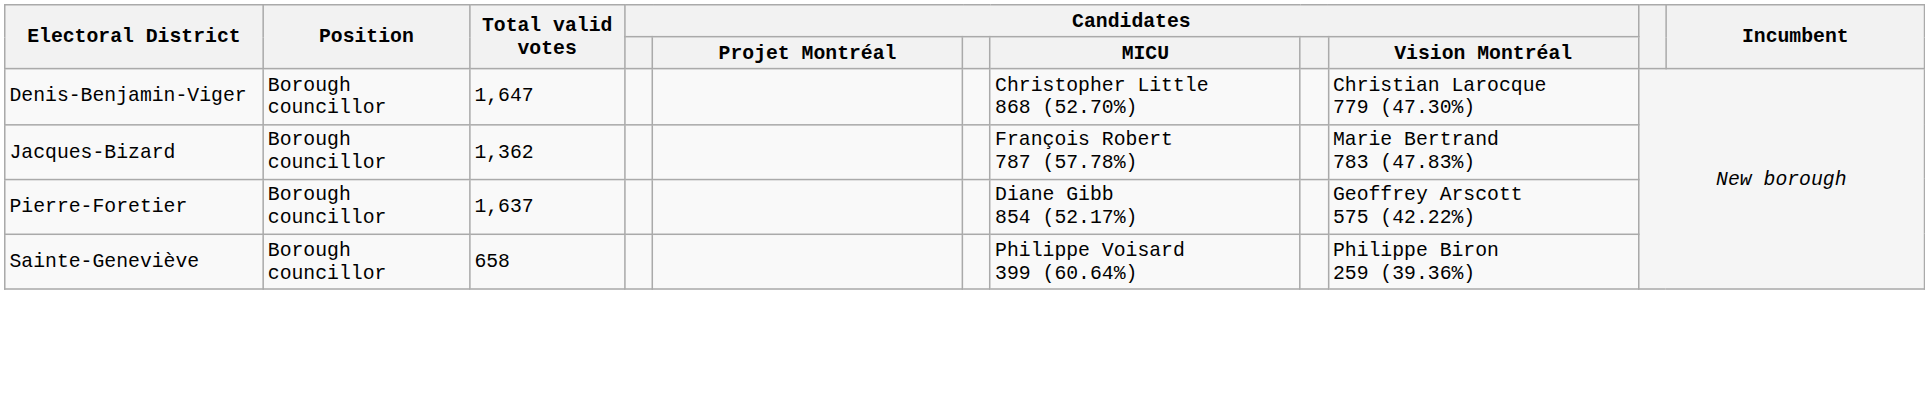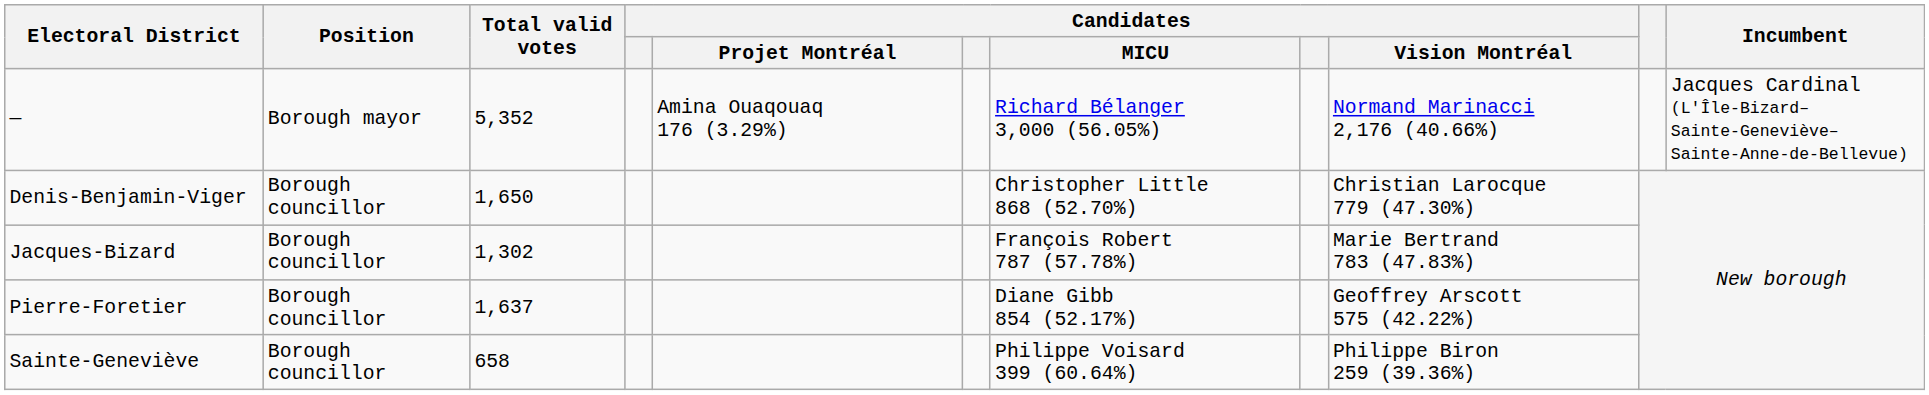+ row: (15, 119)
(504, 97) 1,647 -> (504, 197) 1,650
(504, 152) 1,362 -> (504, 252) 1,302
